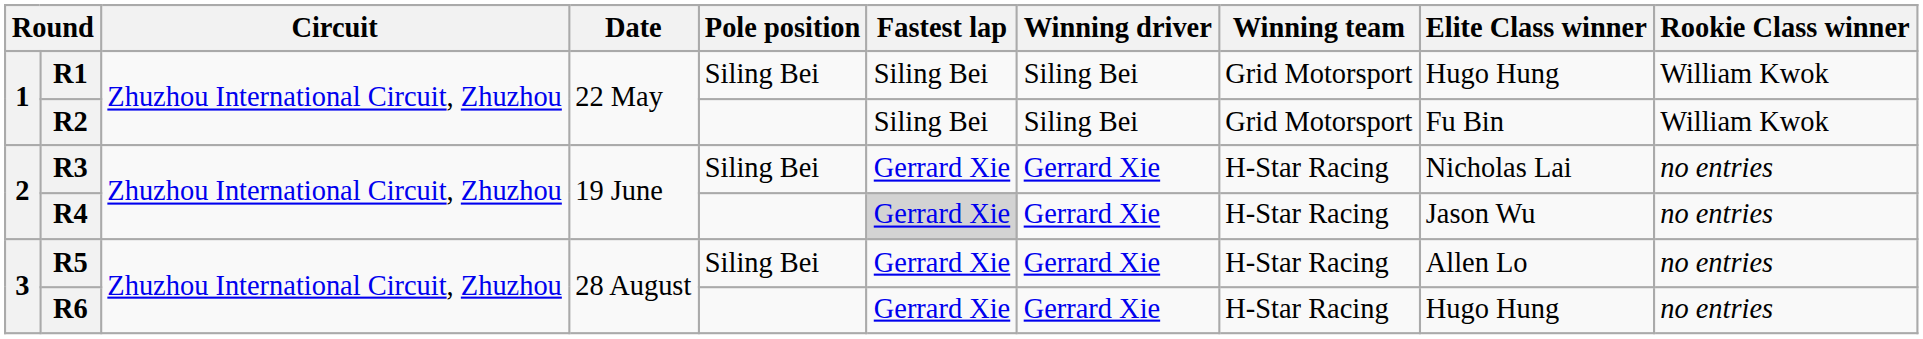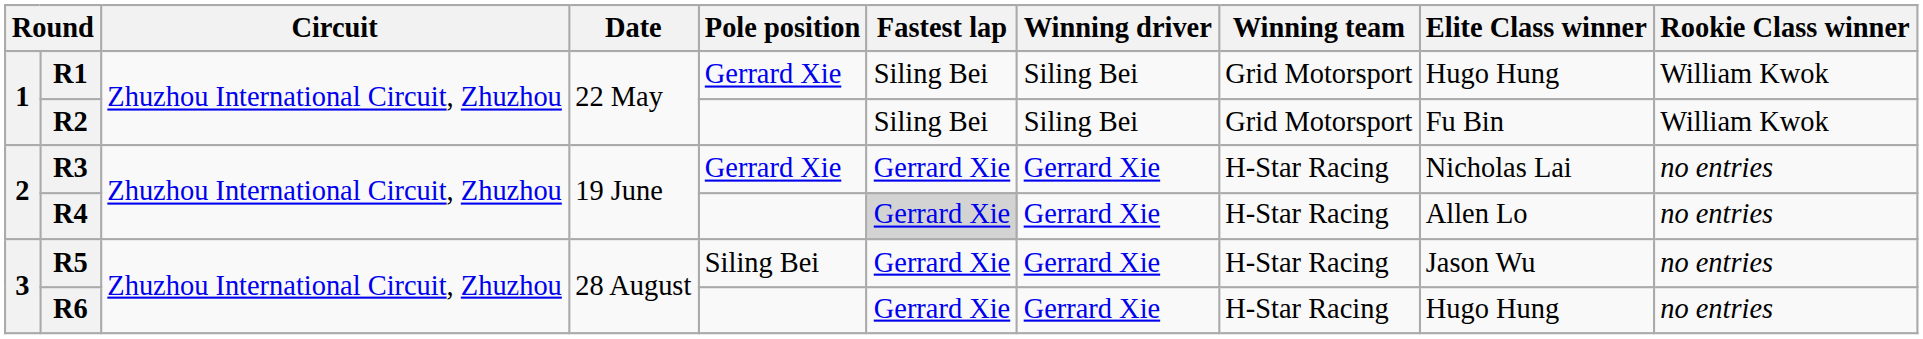(762, 74) Siling Bei -> (773, 74) Gerrard Xie
(762, 168) Siling Bei -> (773, 168) Gerrard Xie
(1481, 215) Jason Wu -> (1477, 215) Allen Lo
(1477, 262) Allen Lo -> (1481, 262) Jason Wu
